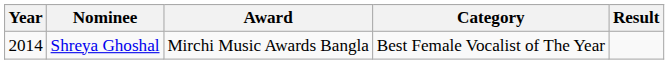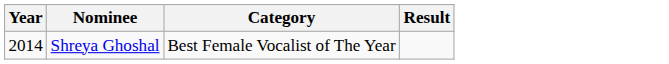- column: (268, 18)
